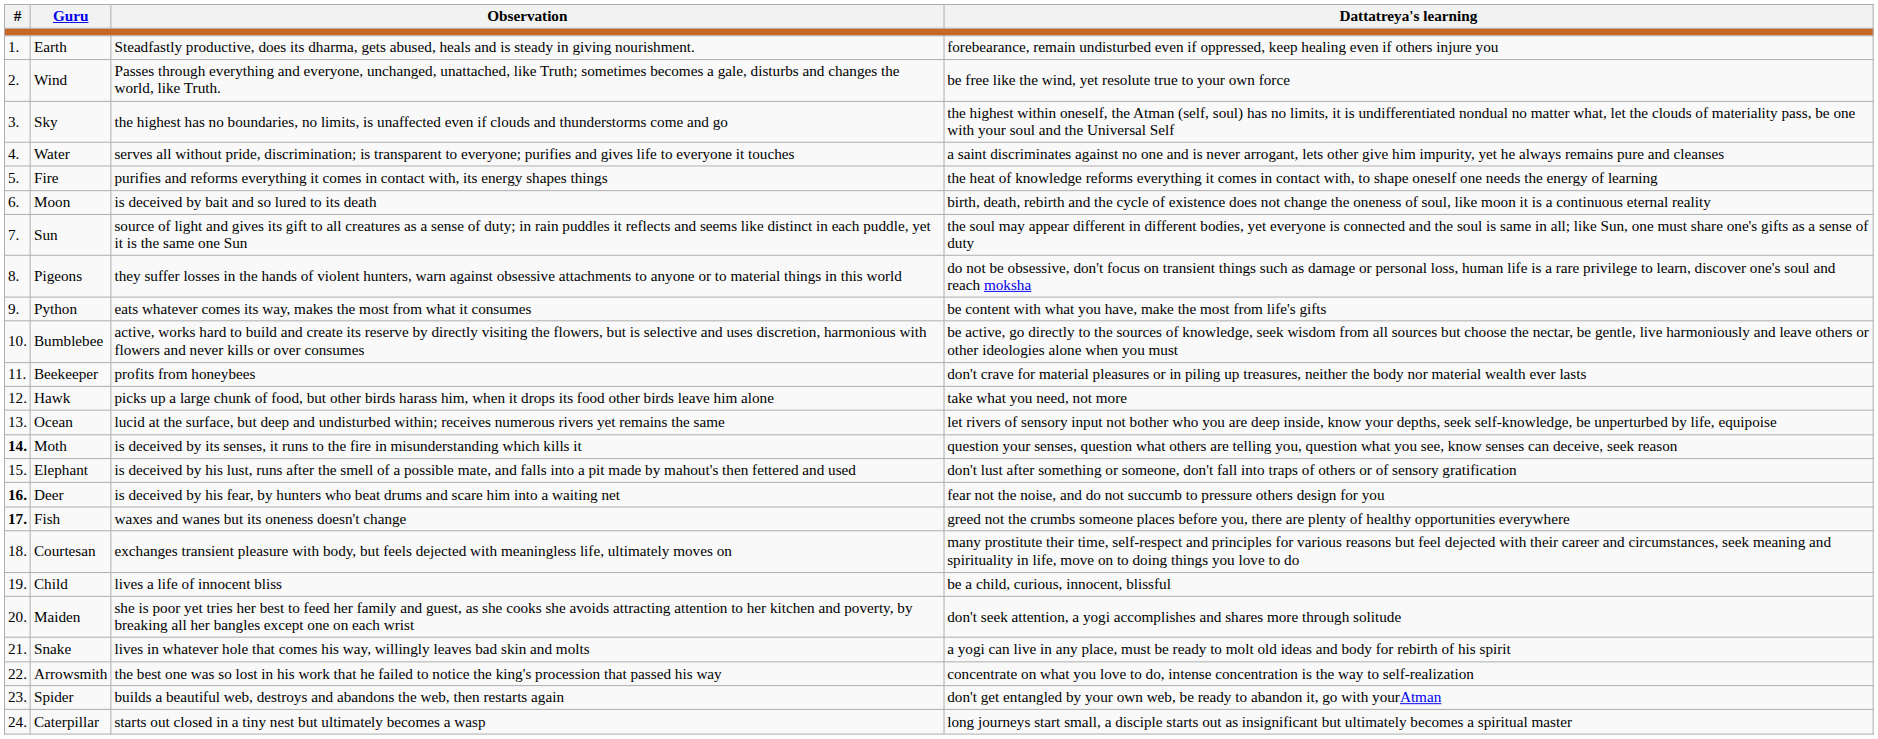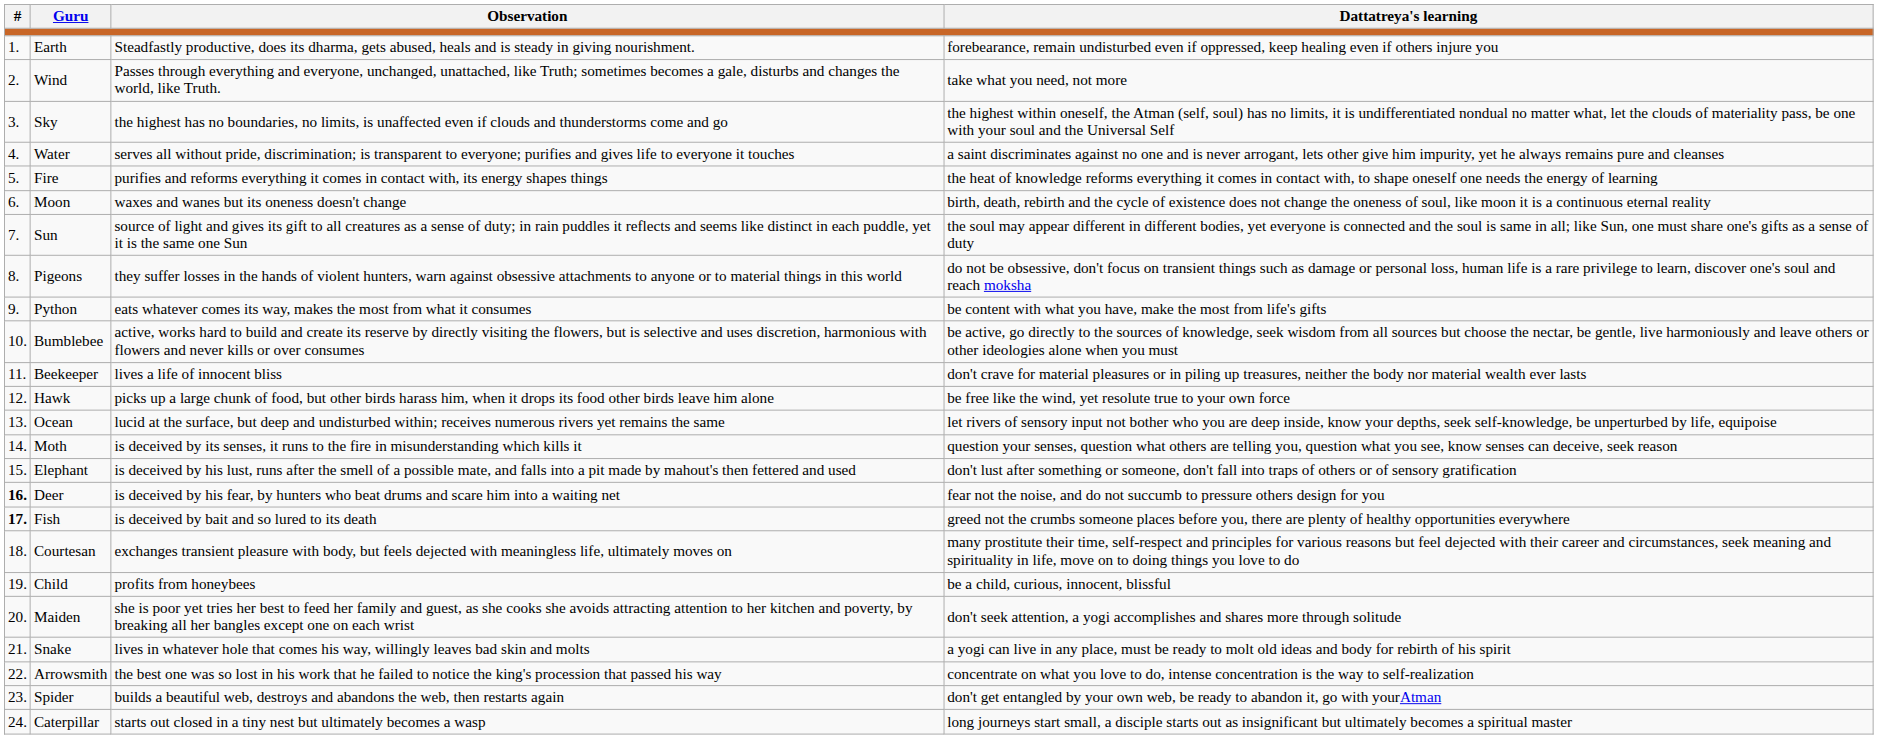(1119, 80) be free like the wind, yet resolute true to your own force -> (1037, 80) take what you need, not more
(246, 202) is deceived by bait and so lured to its death -> (260, 202) waxes and wanes but its oneness doesn't change
(185, 374) profits from honeybees -> (198, 374) lives a life of innocent bliss
(1037, 398) take what you need, not more -> (1119, 398) be free like the wind, yet resolute true to your own force
(17, 446) bold -> (17, 446) normal
(260, 518) waxes and wanes but its oneness doesn't change -> (246, 518) is deceived by bait and so lured to its death
(198, 584) lives a life of innocent bliss -> (185, 584) profits from honeybees
